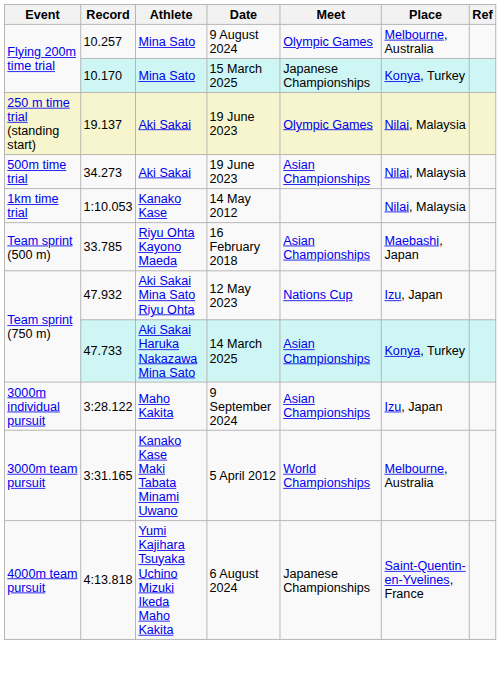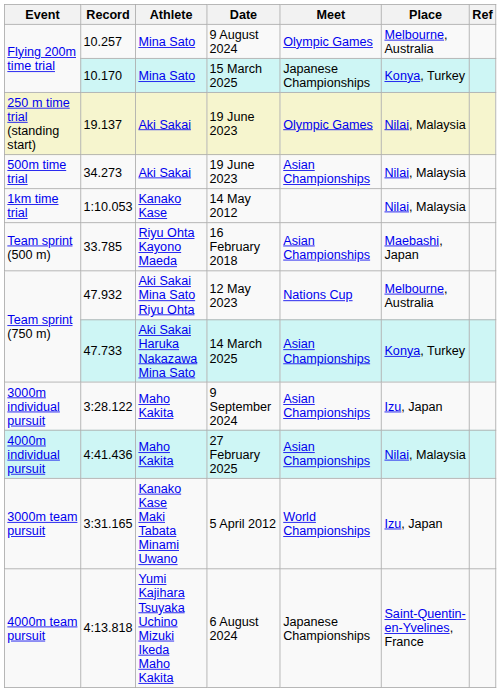(414, 295) Izu, Japan -> (416, 295) Melbourne, Australia
+ row: (108, 454)
(416, 475) Melbourne, Australia -> (414, 524) Izu, Japan
